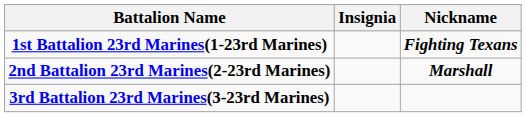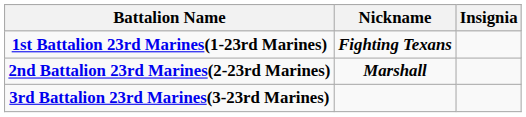columns swapped: (367, 17) <-> (461, 17)
